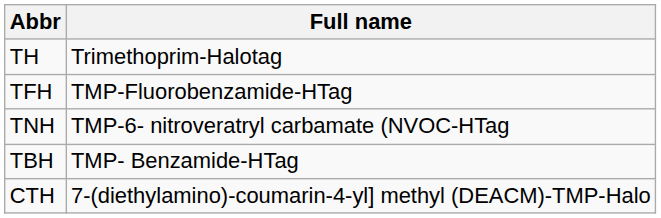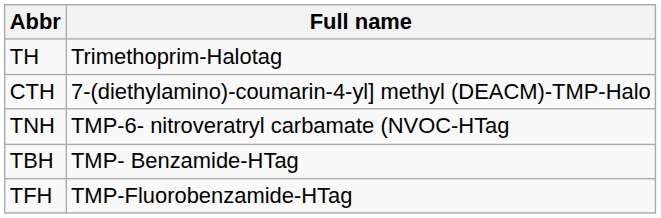rows swapped: (32, 195) <-> (31, 91)
